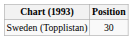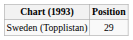(109, 27) 30 -> (109, 27) 29
